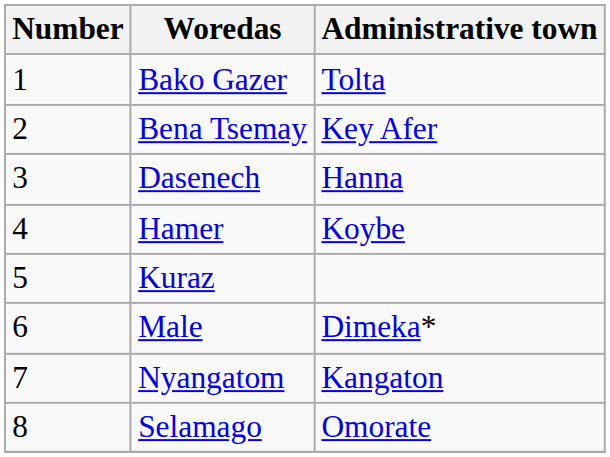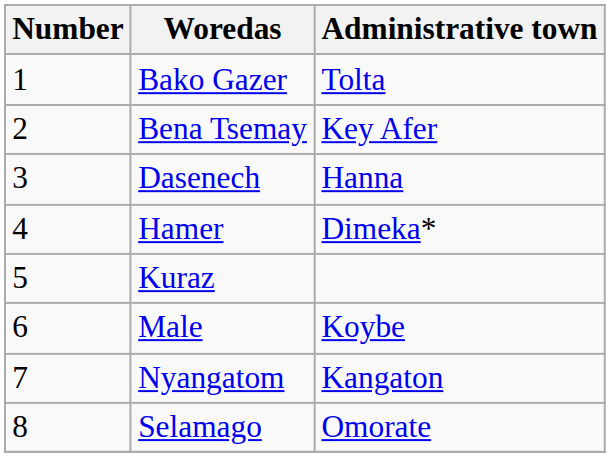(363, 228) Koybe -> (379, 228) Dimeka*
(379, 327) Dimeka* -> (363, 327) Koybe
